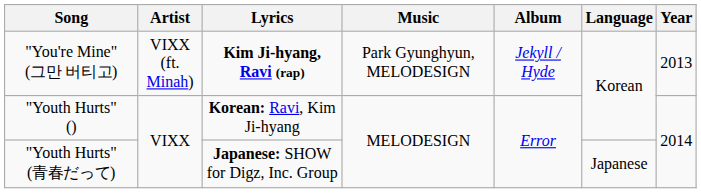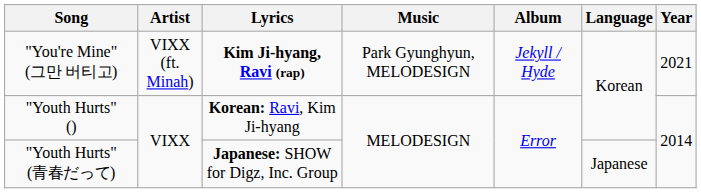(676, 62) 2013 -> (676, 62) 2021
